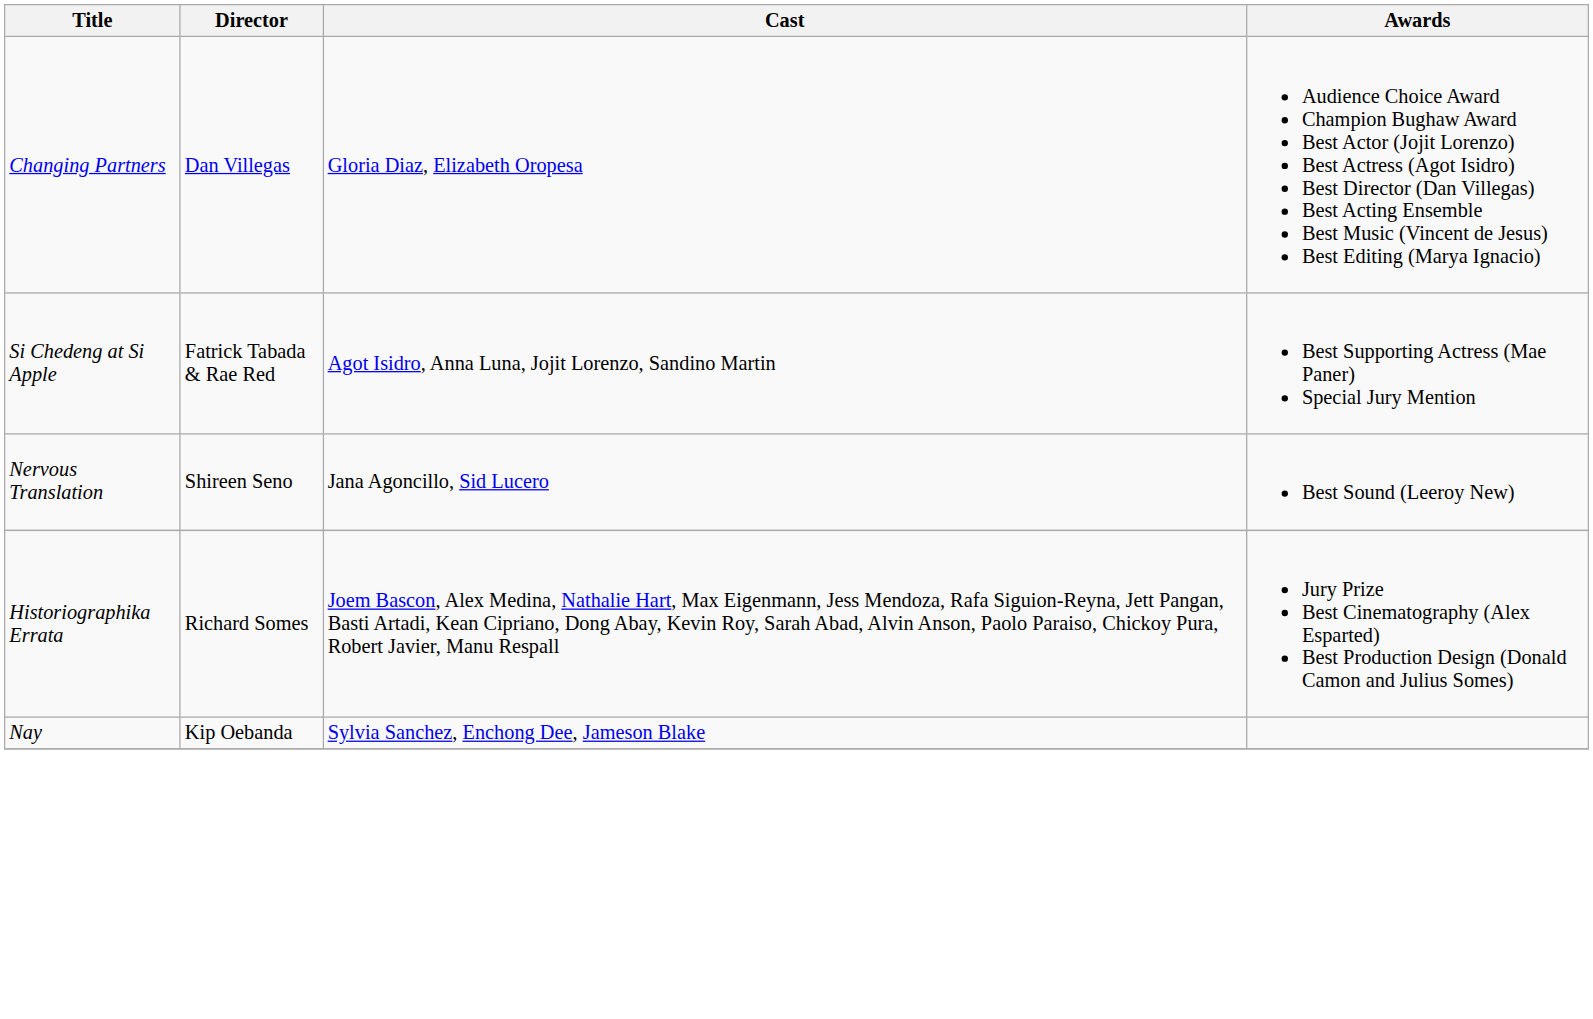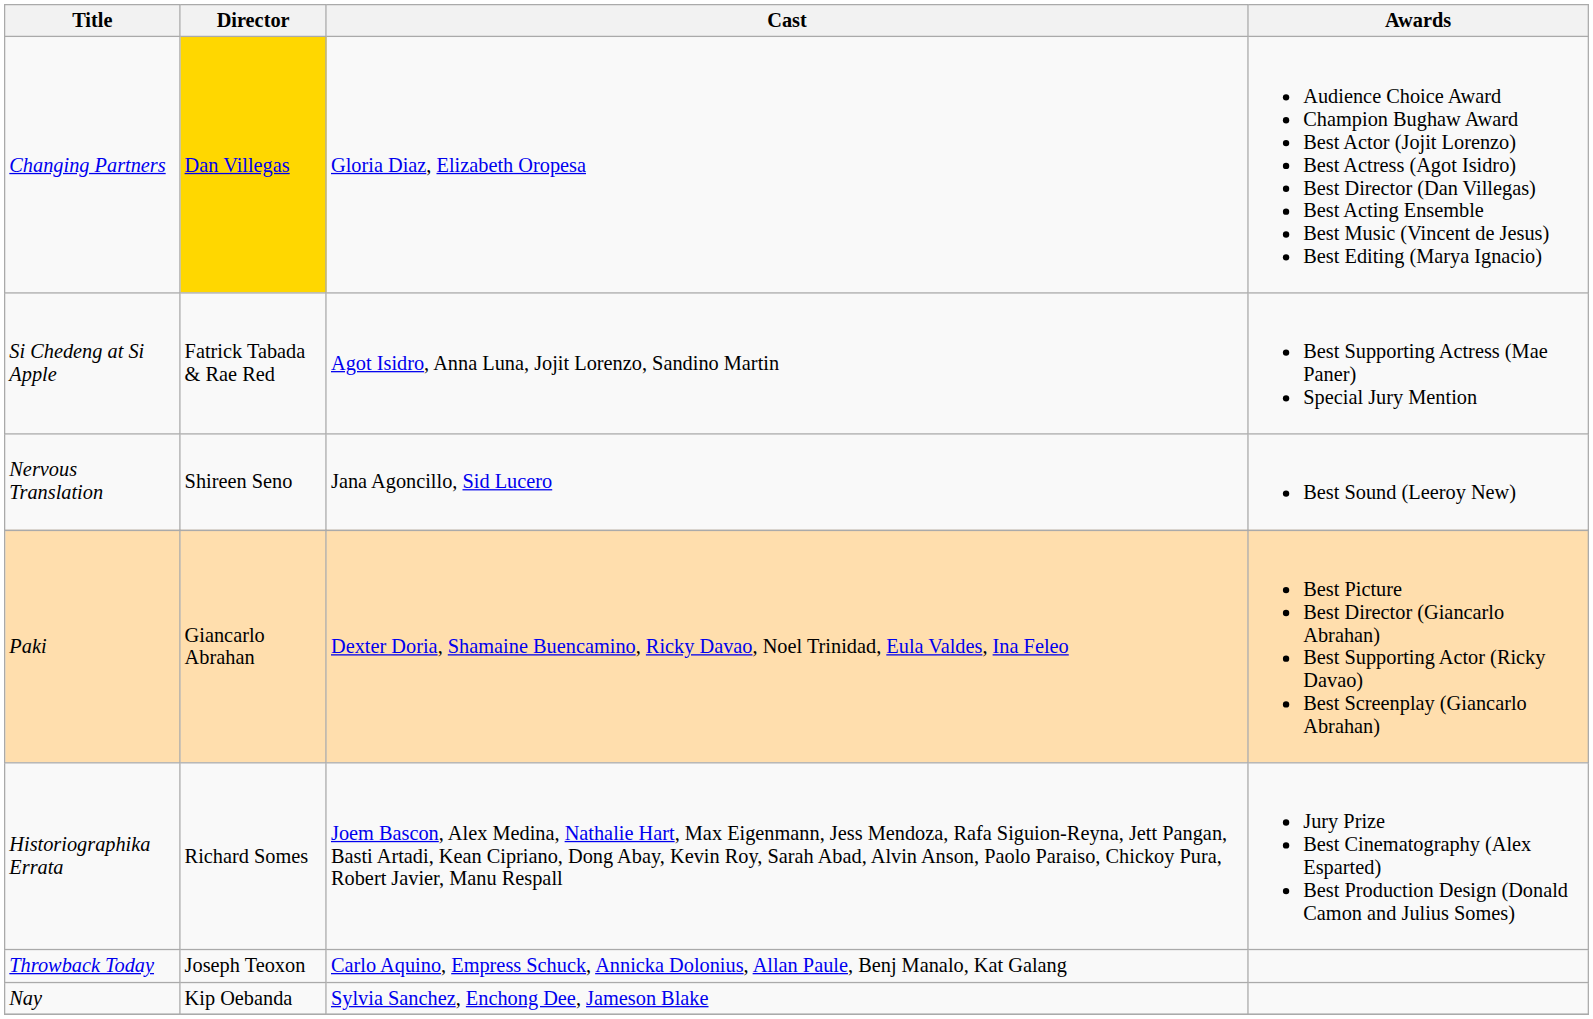(237, 164) no background -> (237, 164) gold background
+ row: (28, 646)
+ row: (82, 965)
